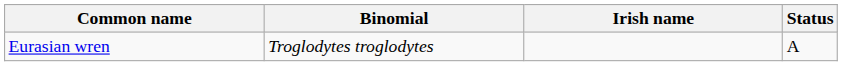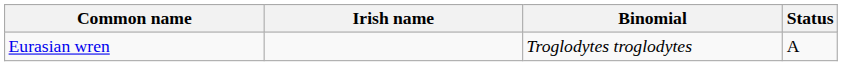columns swapped: (394, 18) <-> (653, 18)
